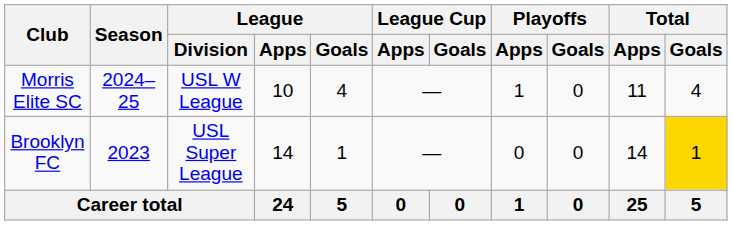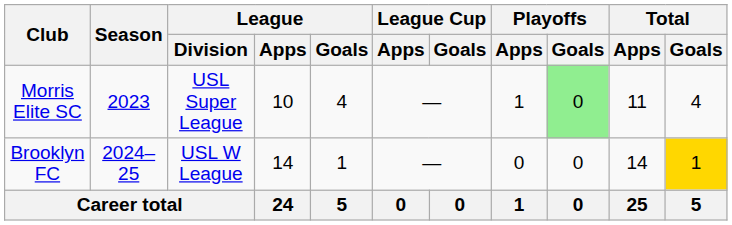(129, 90) 2024–25 -> (129, 101) 2023
(211, 90) USL W League -> (211, 101) USL Super League
(578, 90) no background -> (578, 101) lightgreen background
(129, 153) 2023 -> (129, 163) 2024–25
(211, 153) USL Super League -> (211, 163) USL W League
